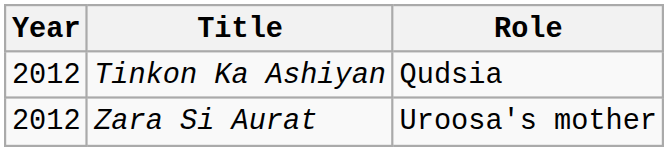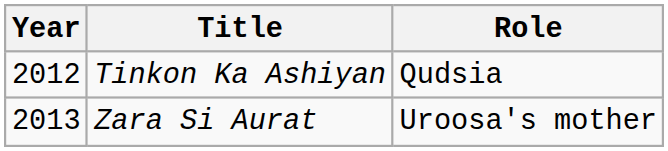(46, 122) 2012 -> (46, 122) 2013
